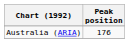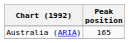(104, 32) 176 -> (104, 32) 165
